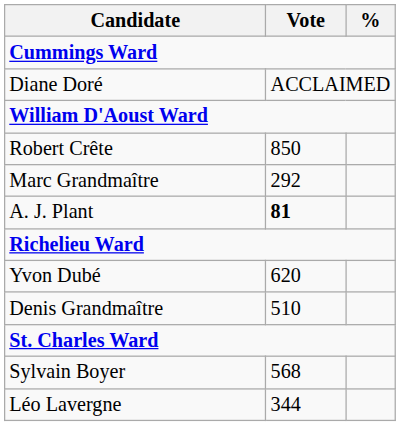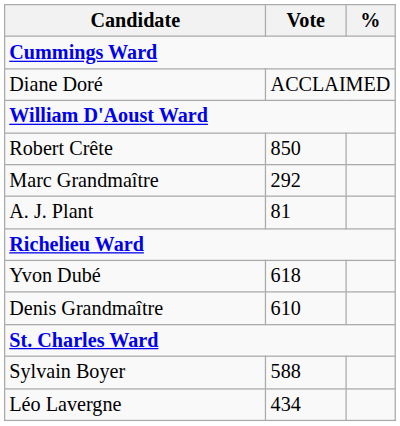(281, 212) bold -> (281, 212) normal
(286, 276) 620 -> (286, 276) 618
(286, 308) 510 -> (286, 308) 610
(286, 372) 568 -> (286, 372) 588
(286, 404) 344 -> (286, 404) 434
